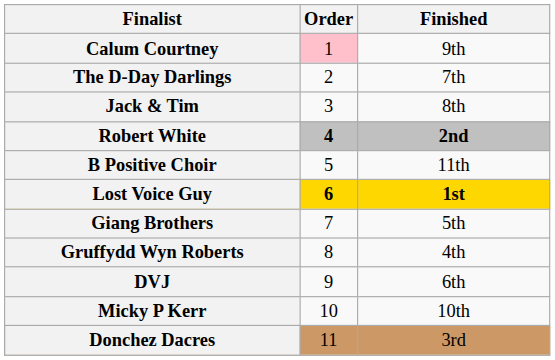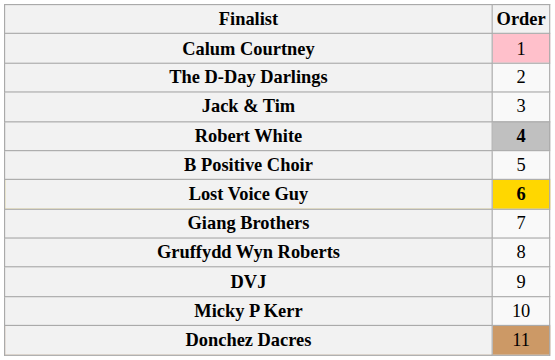- column: (454, 19)
